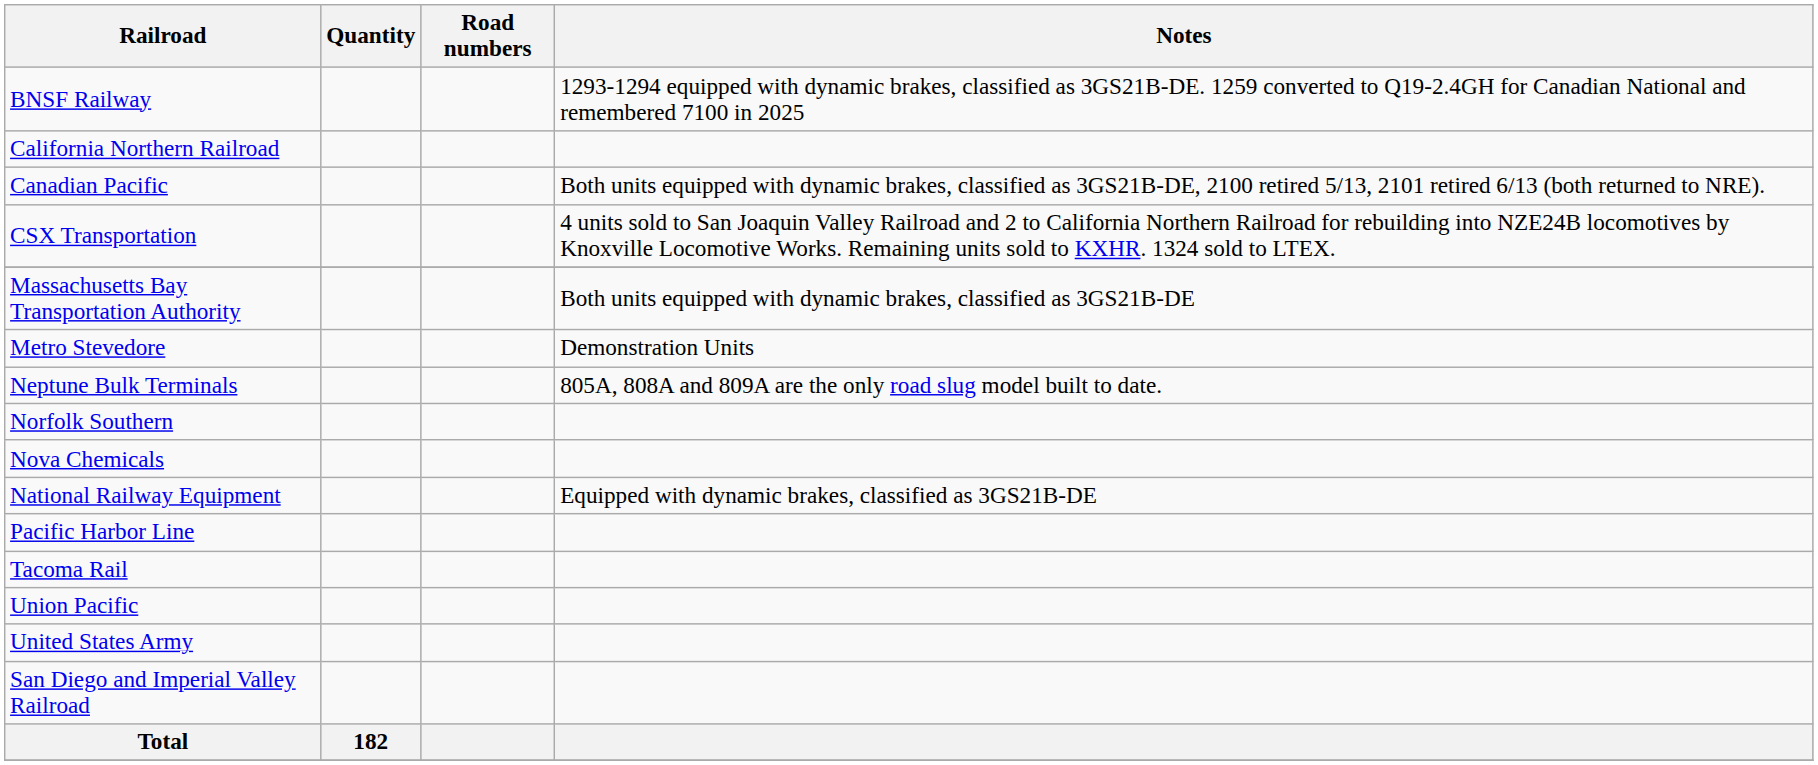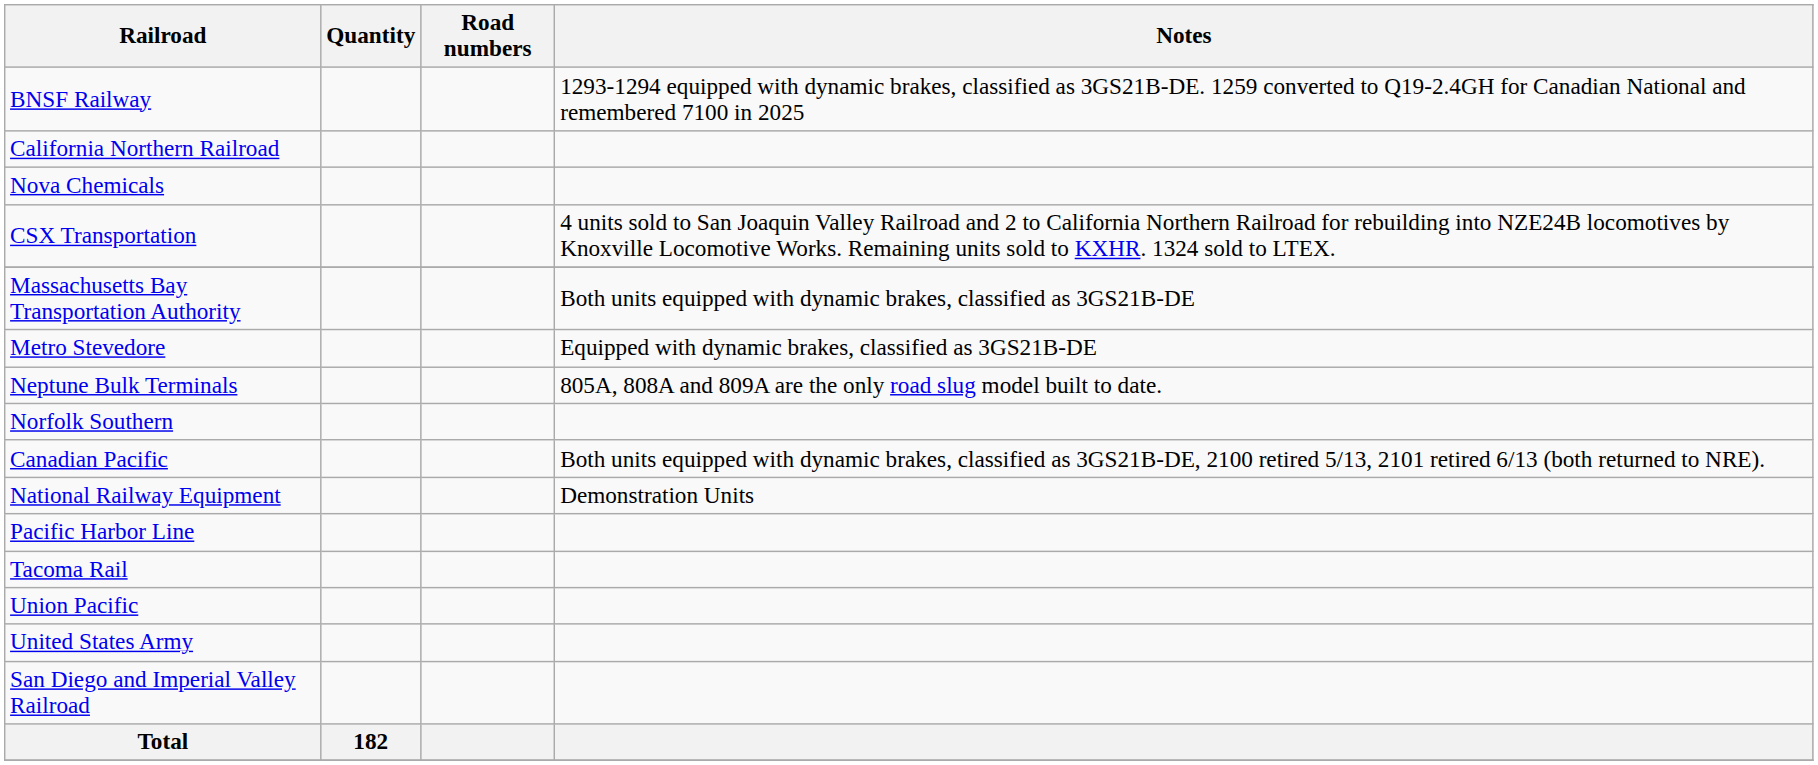rows swapped: (89, 185) <-> (87, 458)
(657, 348) Demonstration Units -> (829, 348) Equipped with dynamic brakes, classified as 3GS21B-DE
(829, 495) Equipped with dynamic brakes, classified as 3GS21B-DE -> (657, 495) Demonstration Units
